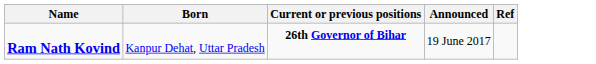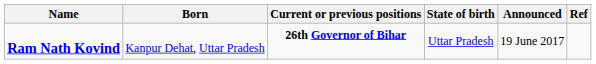+ column: (461, 14)
